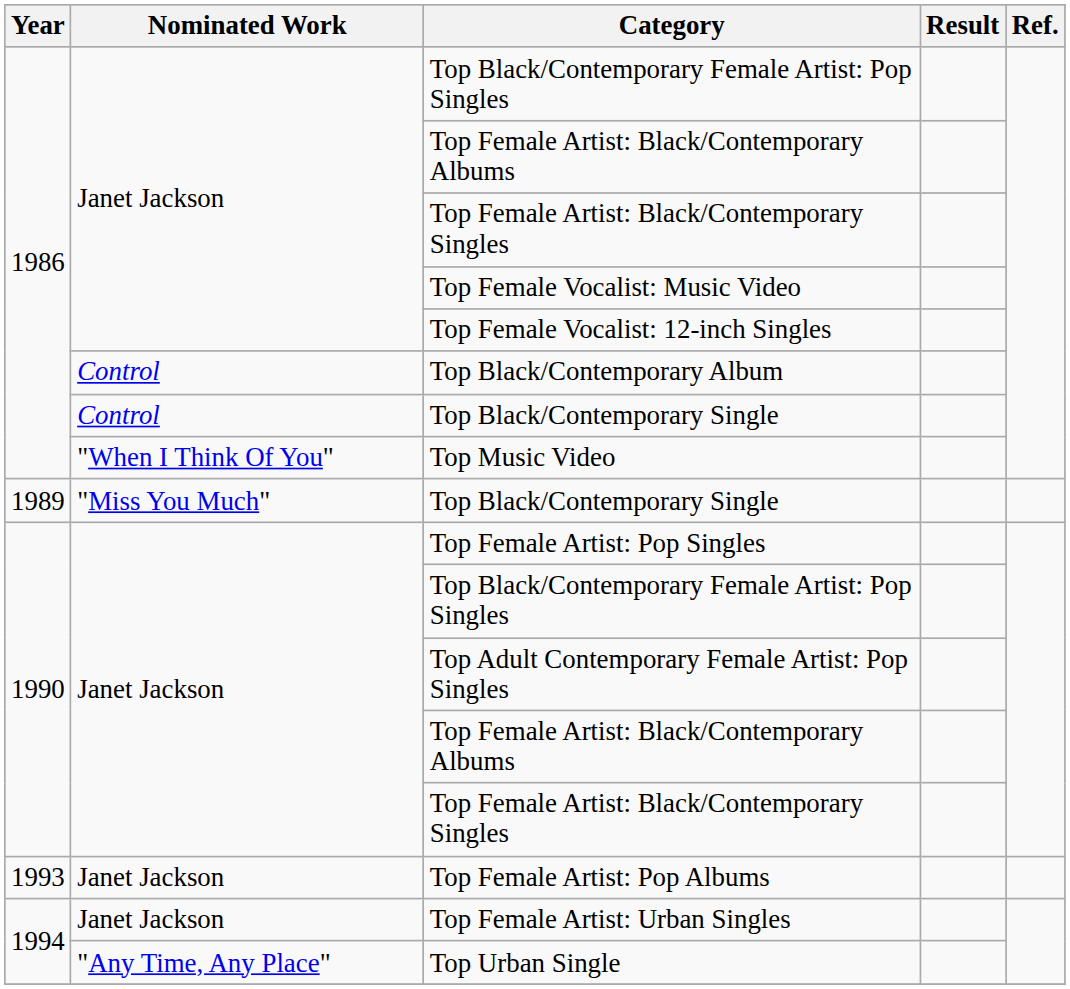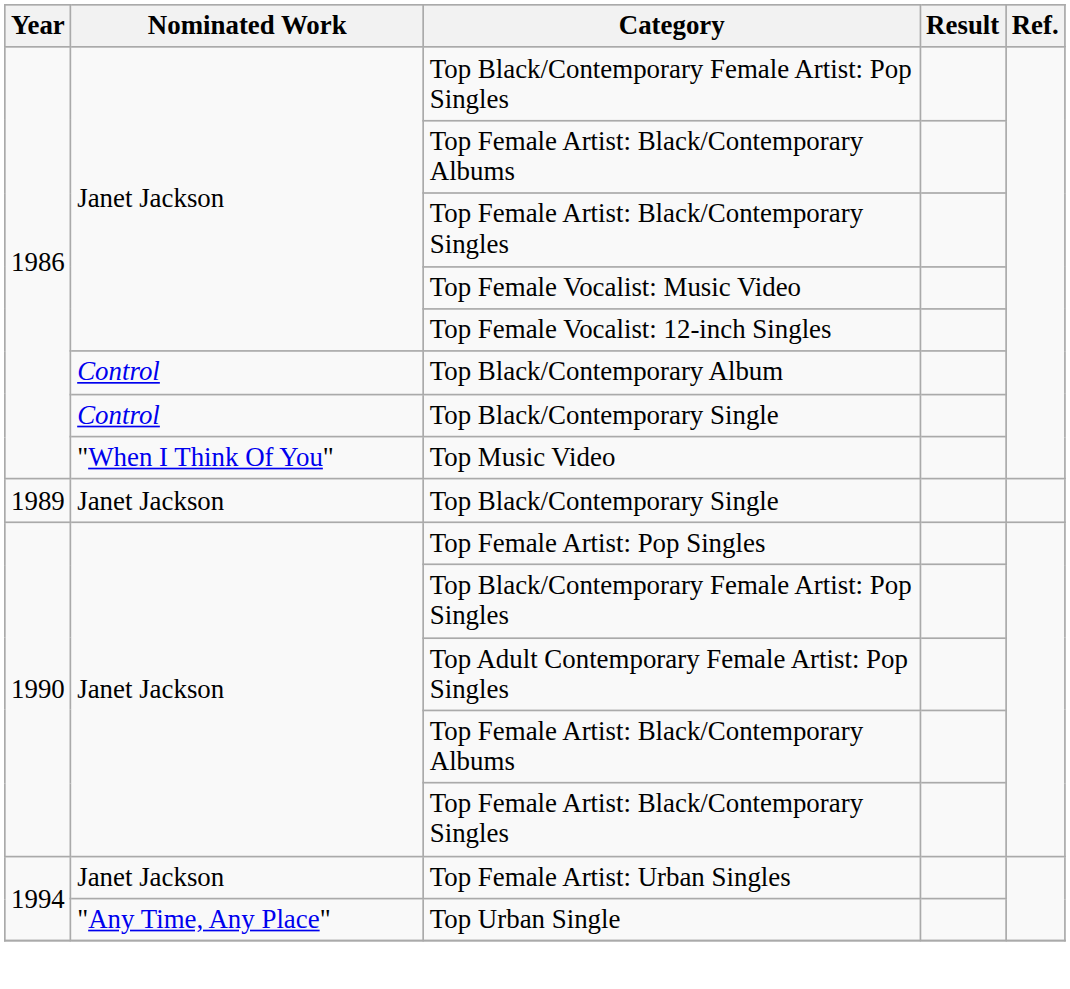(174, 500) "Miss You Much" -> (151, 500) Janet Jackson
- row: (38, 876)
